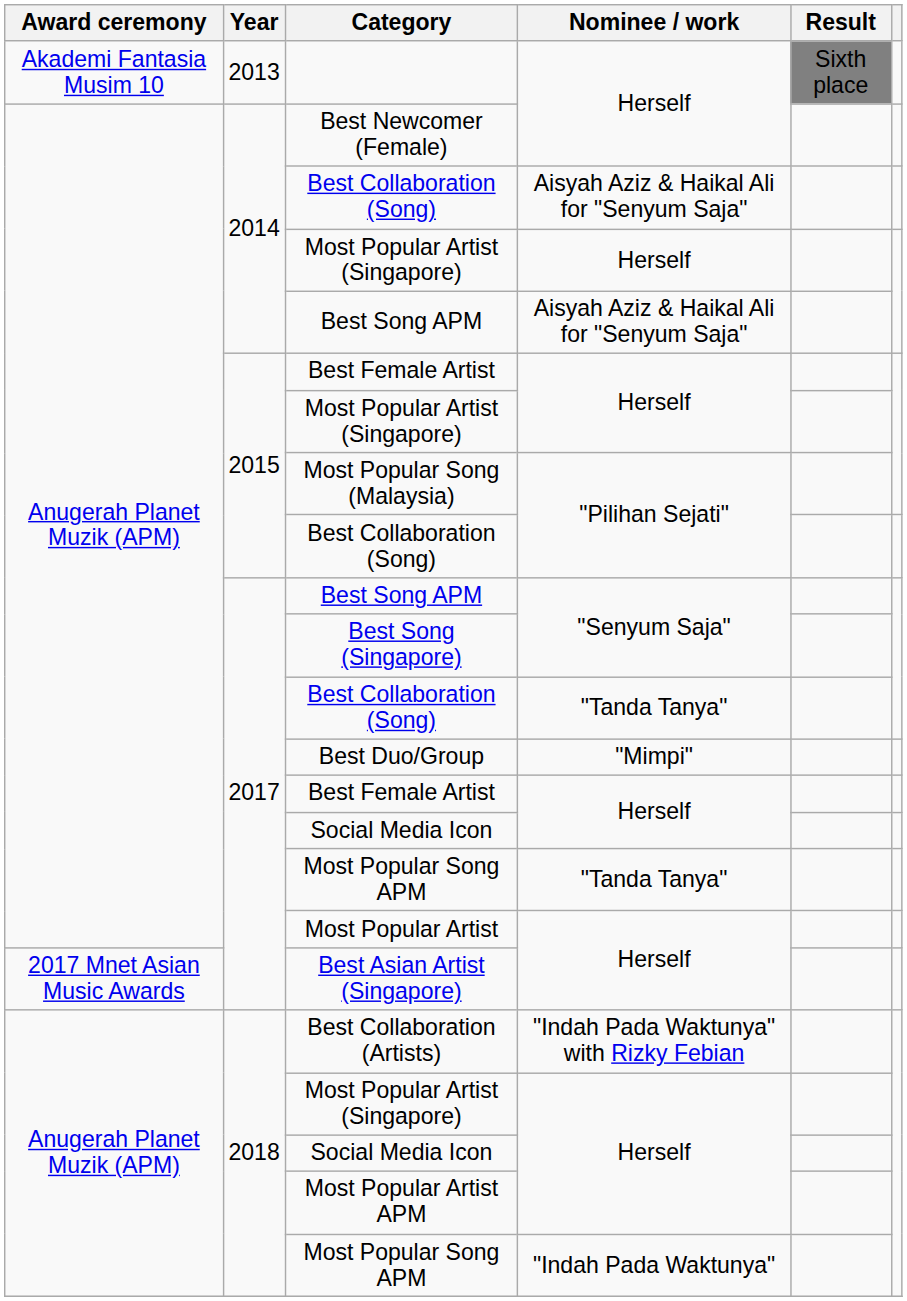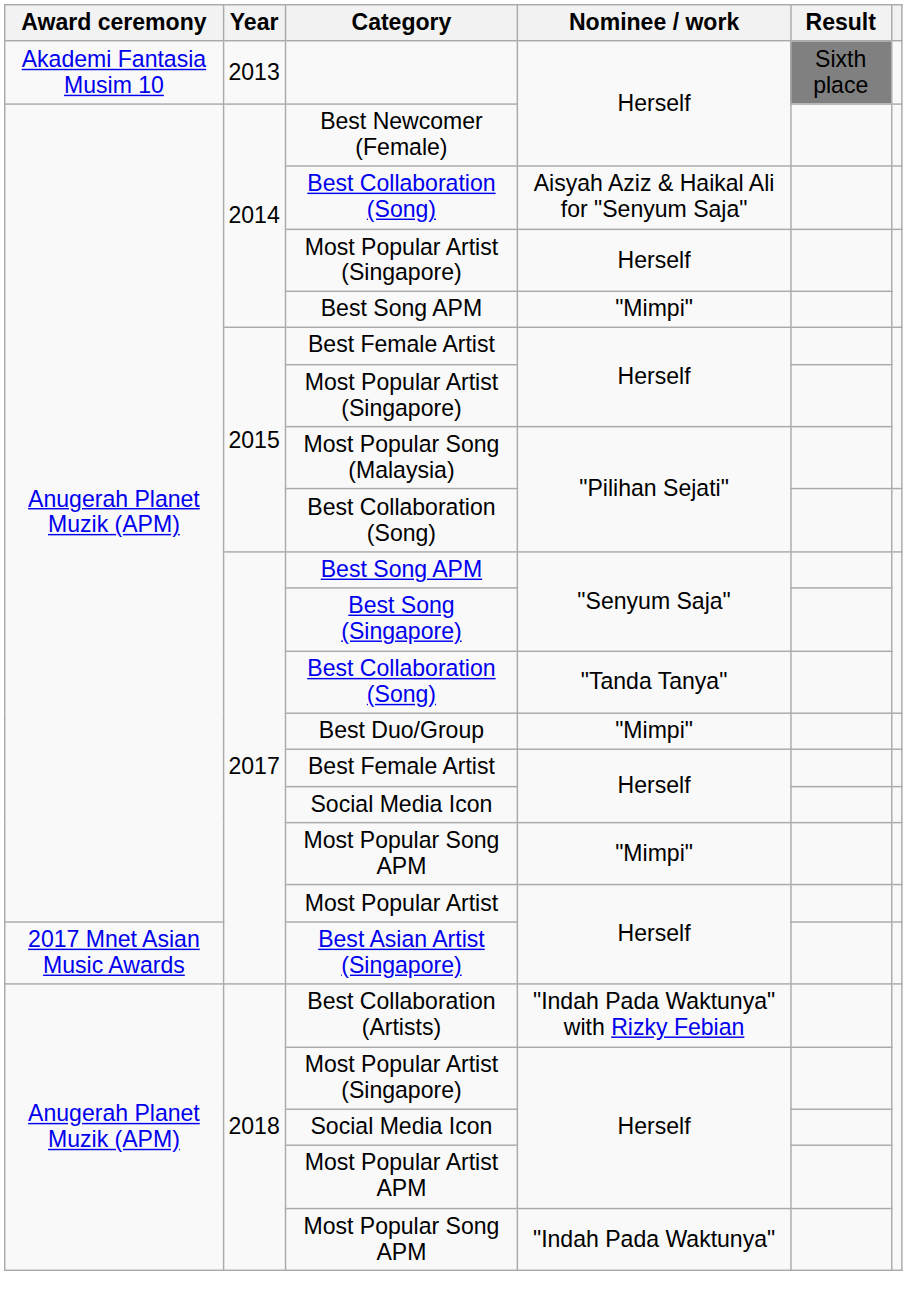(654, 322) Aisyah Aziz & Haikal Ali for "Senyum Saja" -> (654, 309) "Mimpi"
(654, 879) "Tanda Tanya" -> (654, 853) "Mimpi"
